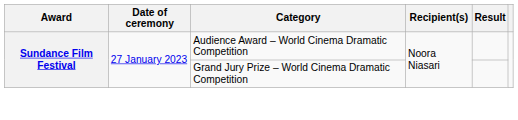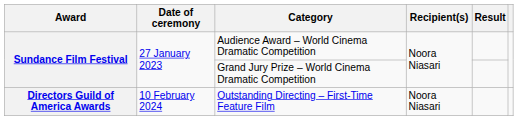+ row: (295, 101)
